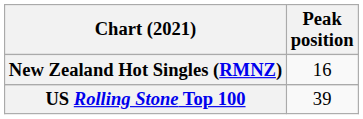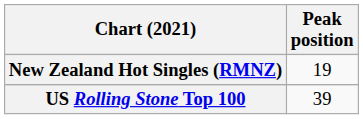(322, 69) 16 -> (322, 69) 19
